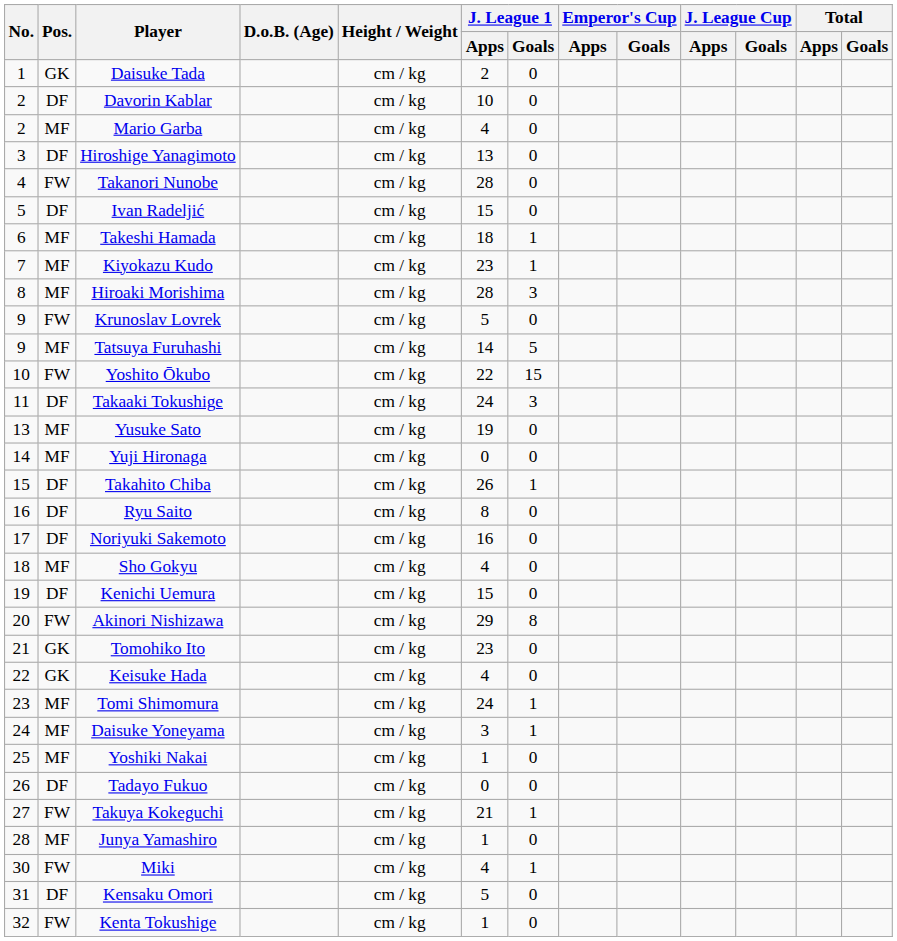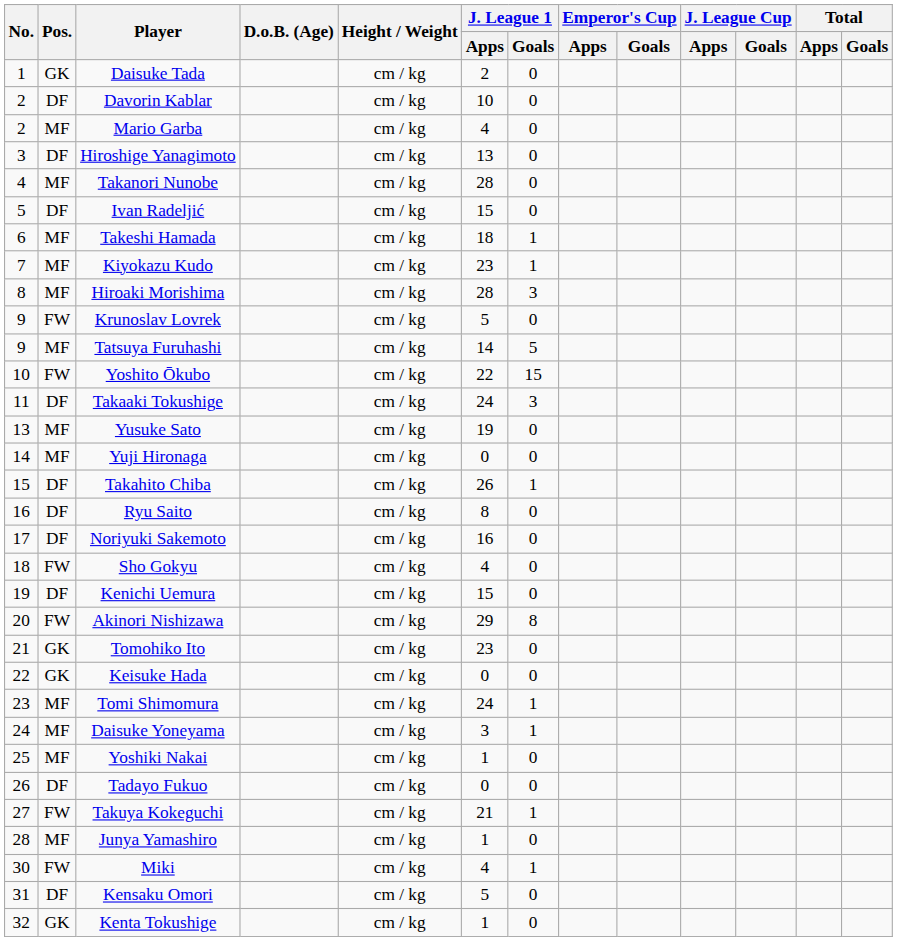(57, 182) FW -> (57, 182) MF
(57, 566) MF -> (57, 566) FW
(485, 675) 4 -> (485, 675) 0
(57, 922) FW -> (57, 922) GK
